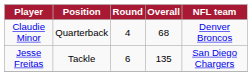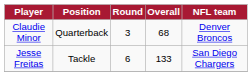(128, 32) 4 -> (128, 32) 3
(164, 58) 135 -> (164, 58) 133
